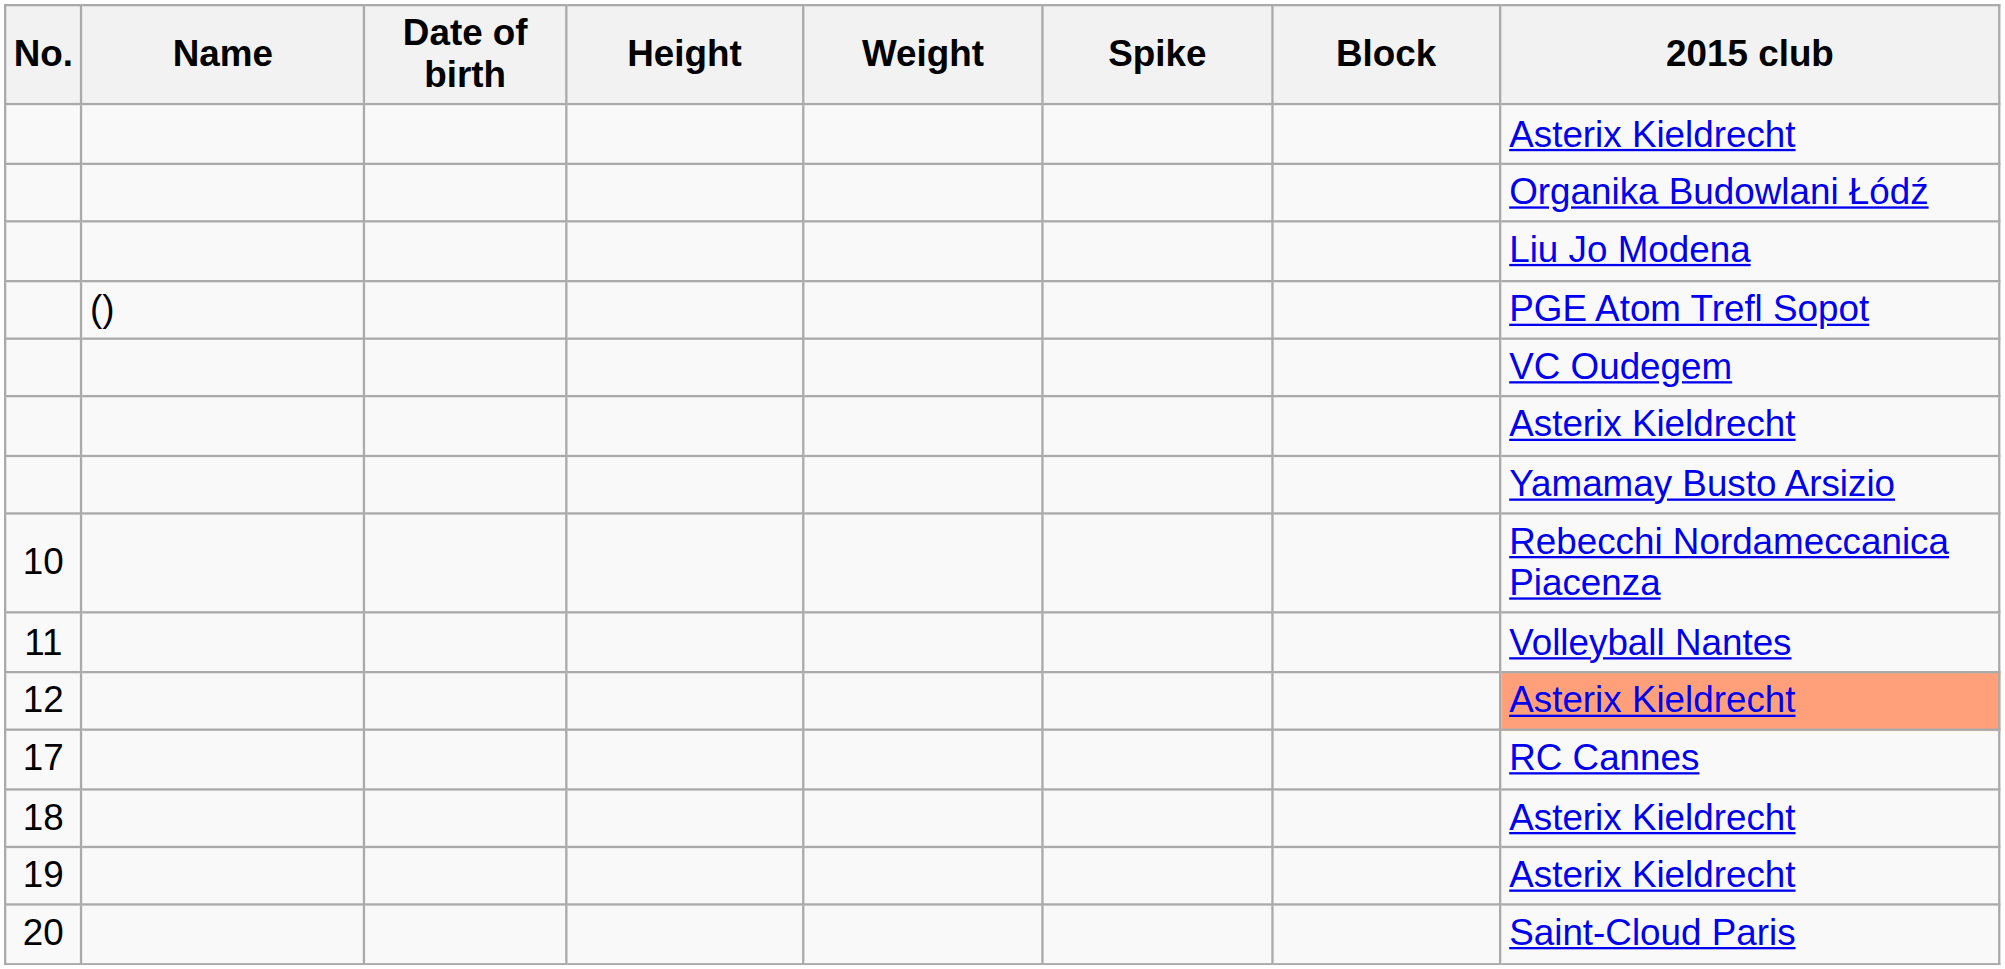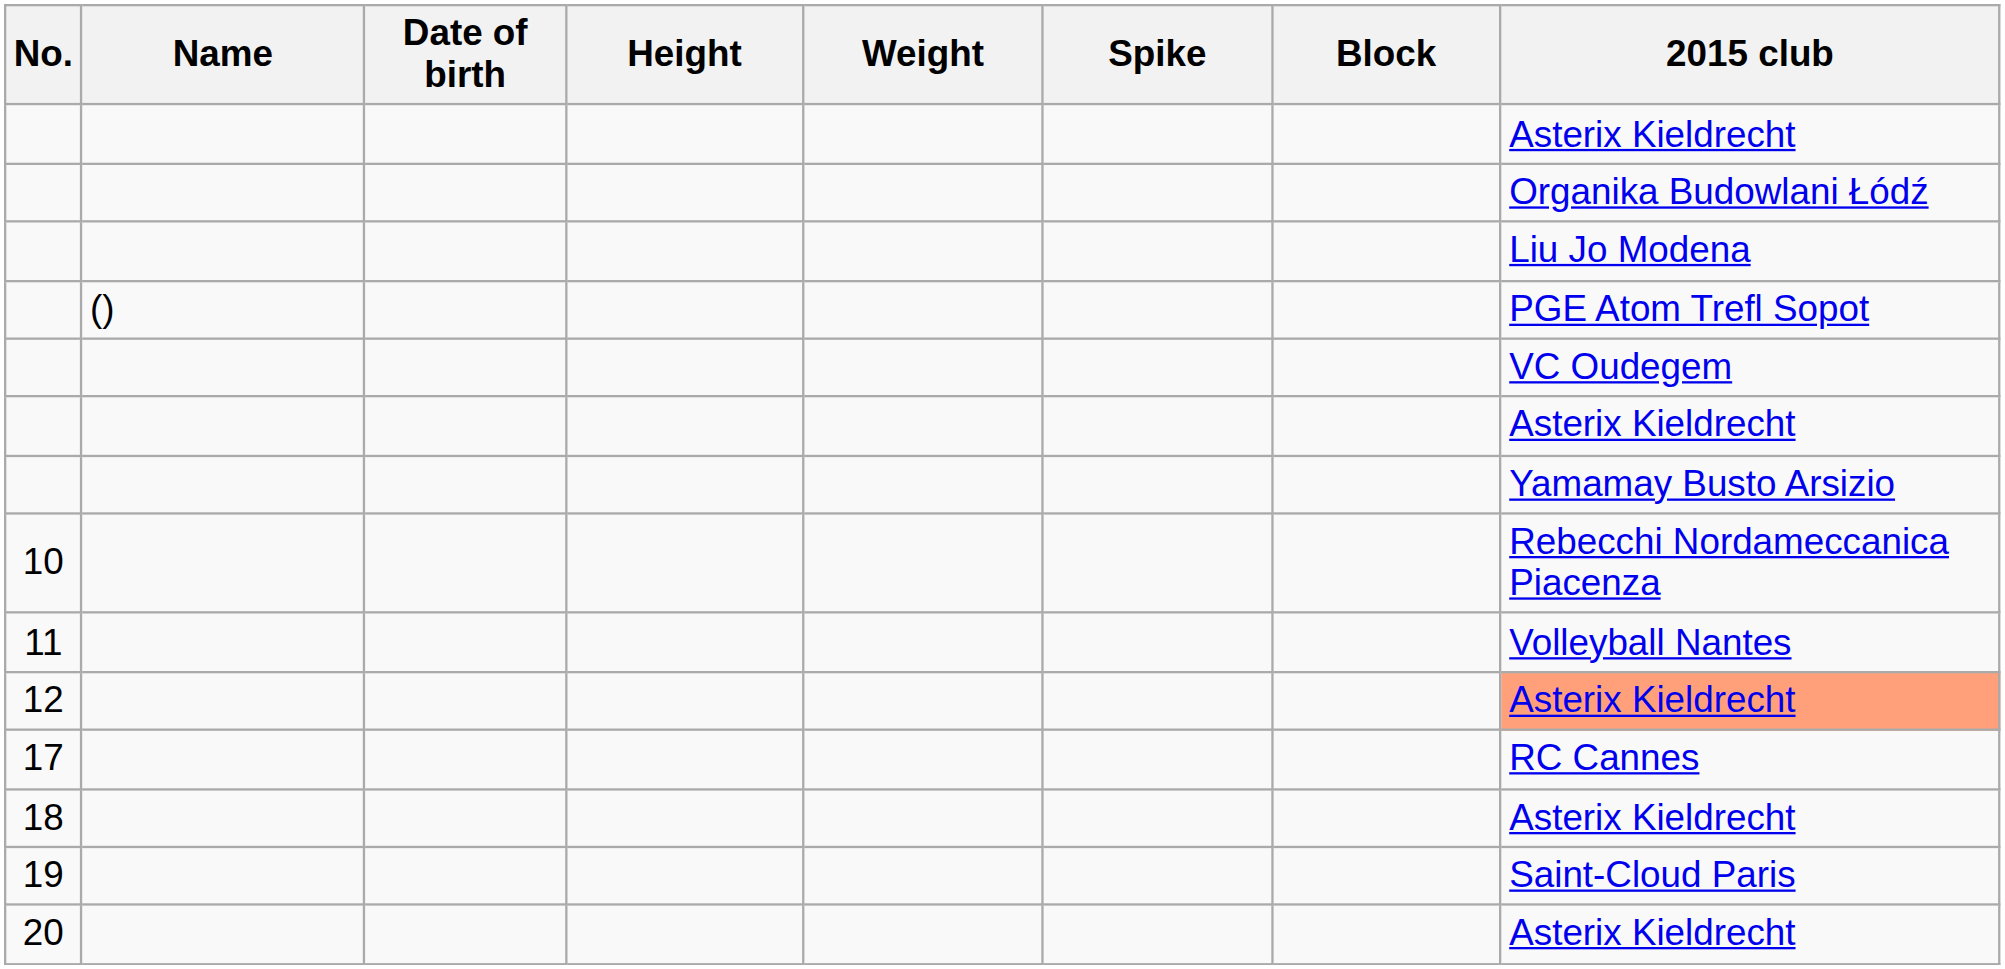(1652, 875) Asterix Kieldrecht -> (1652, 875) Saint-Cloud Paris
(1652, 933) Saint-Cloud Paris -> (1652, 933) Asterix Kieldrecht
